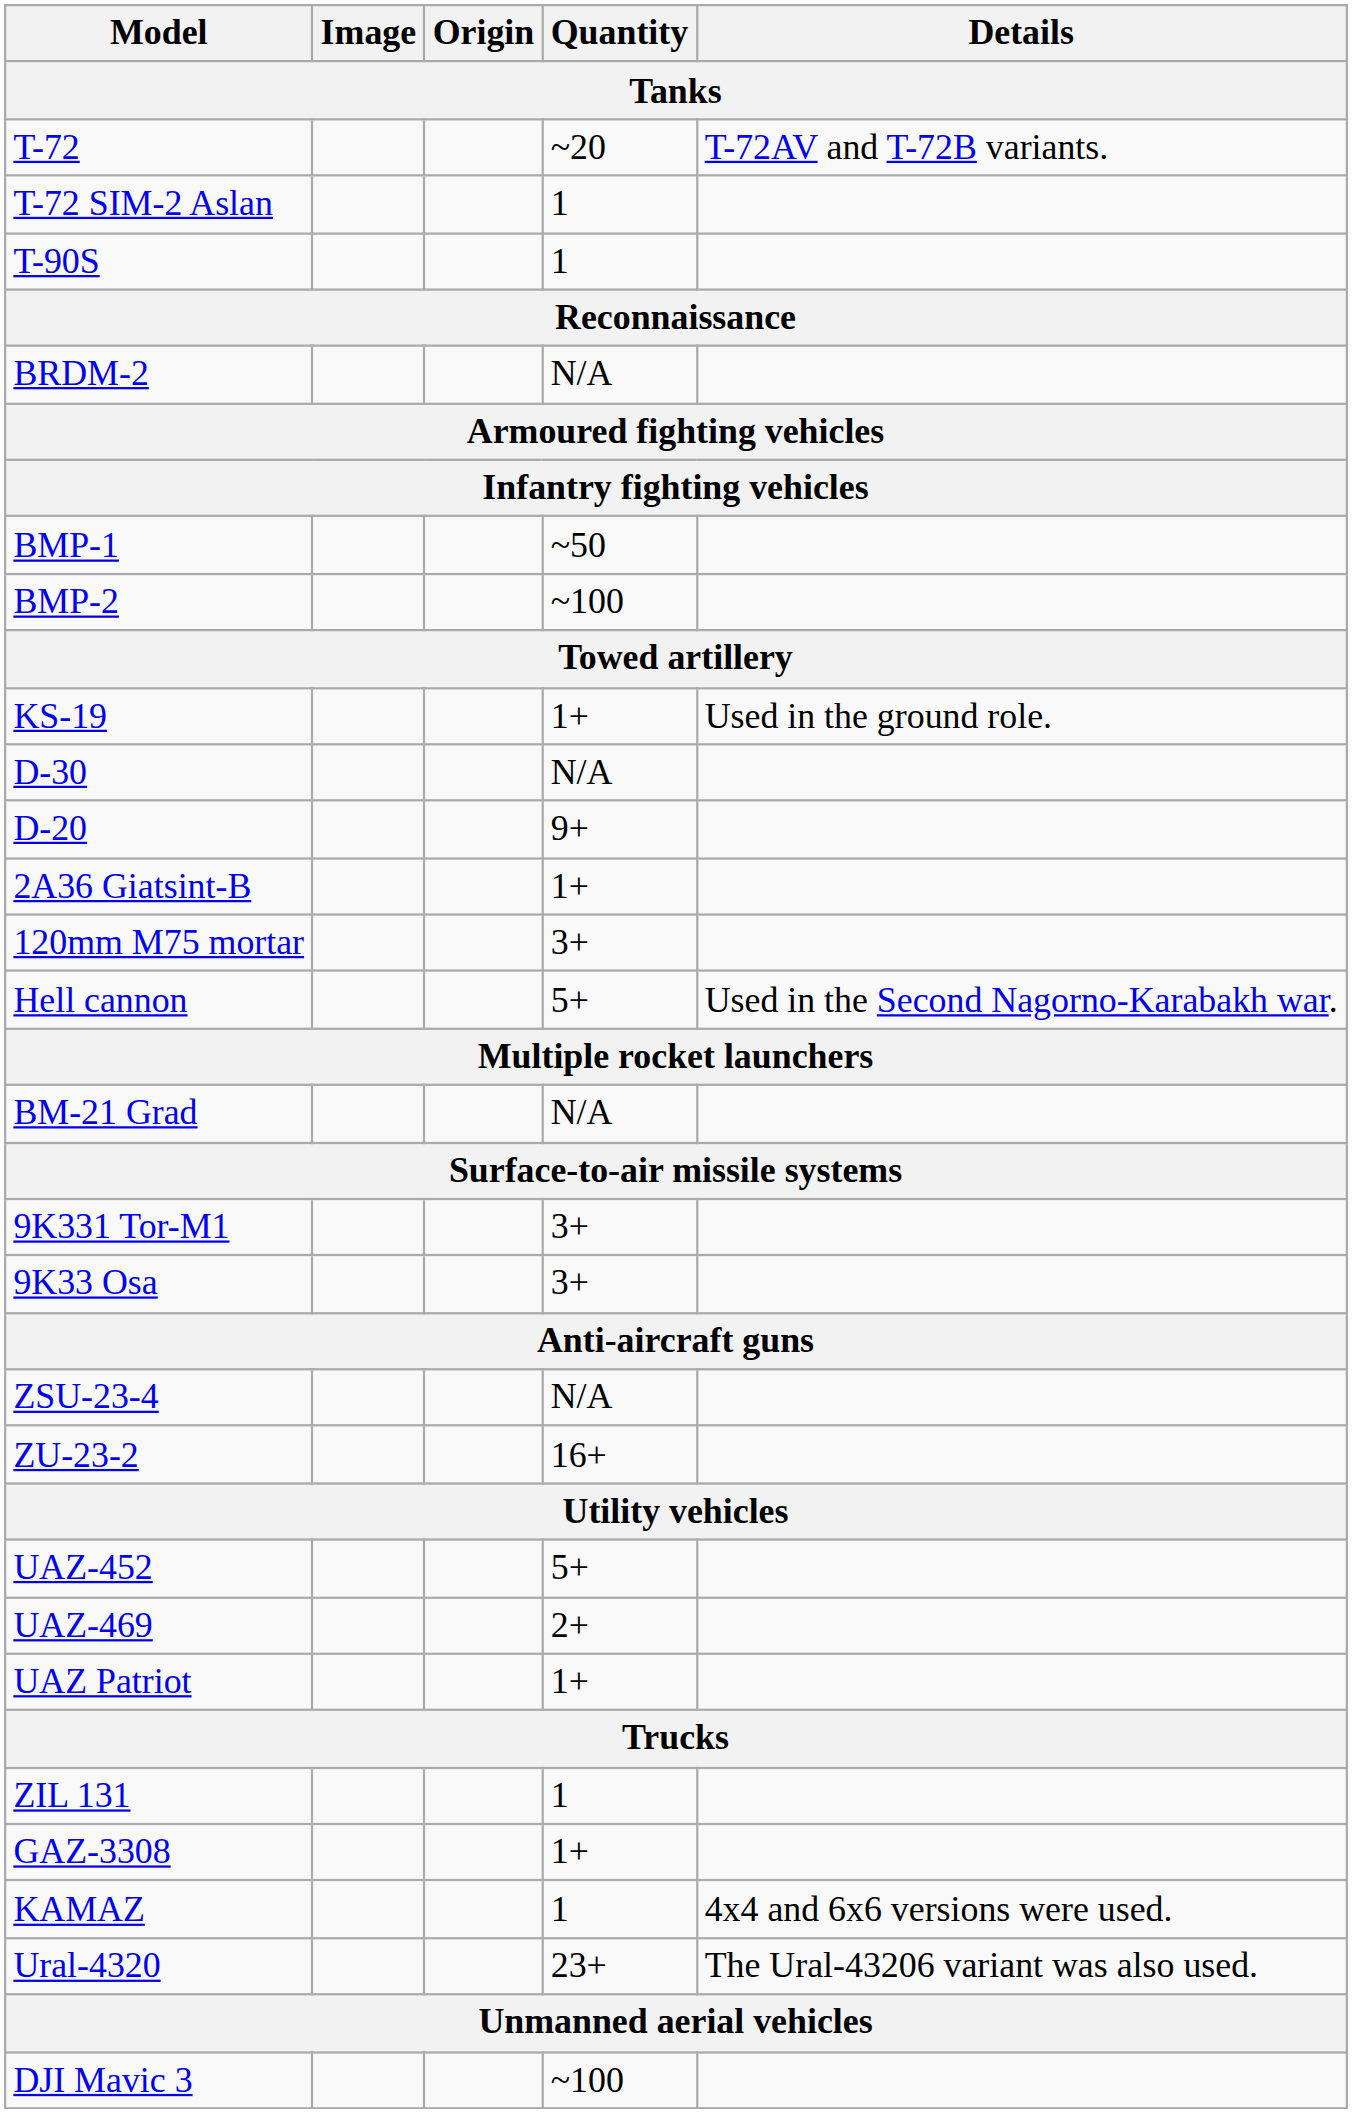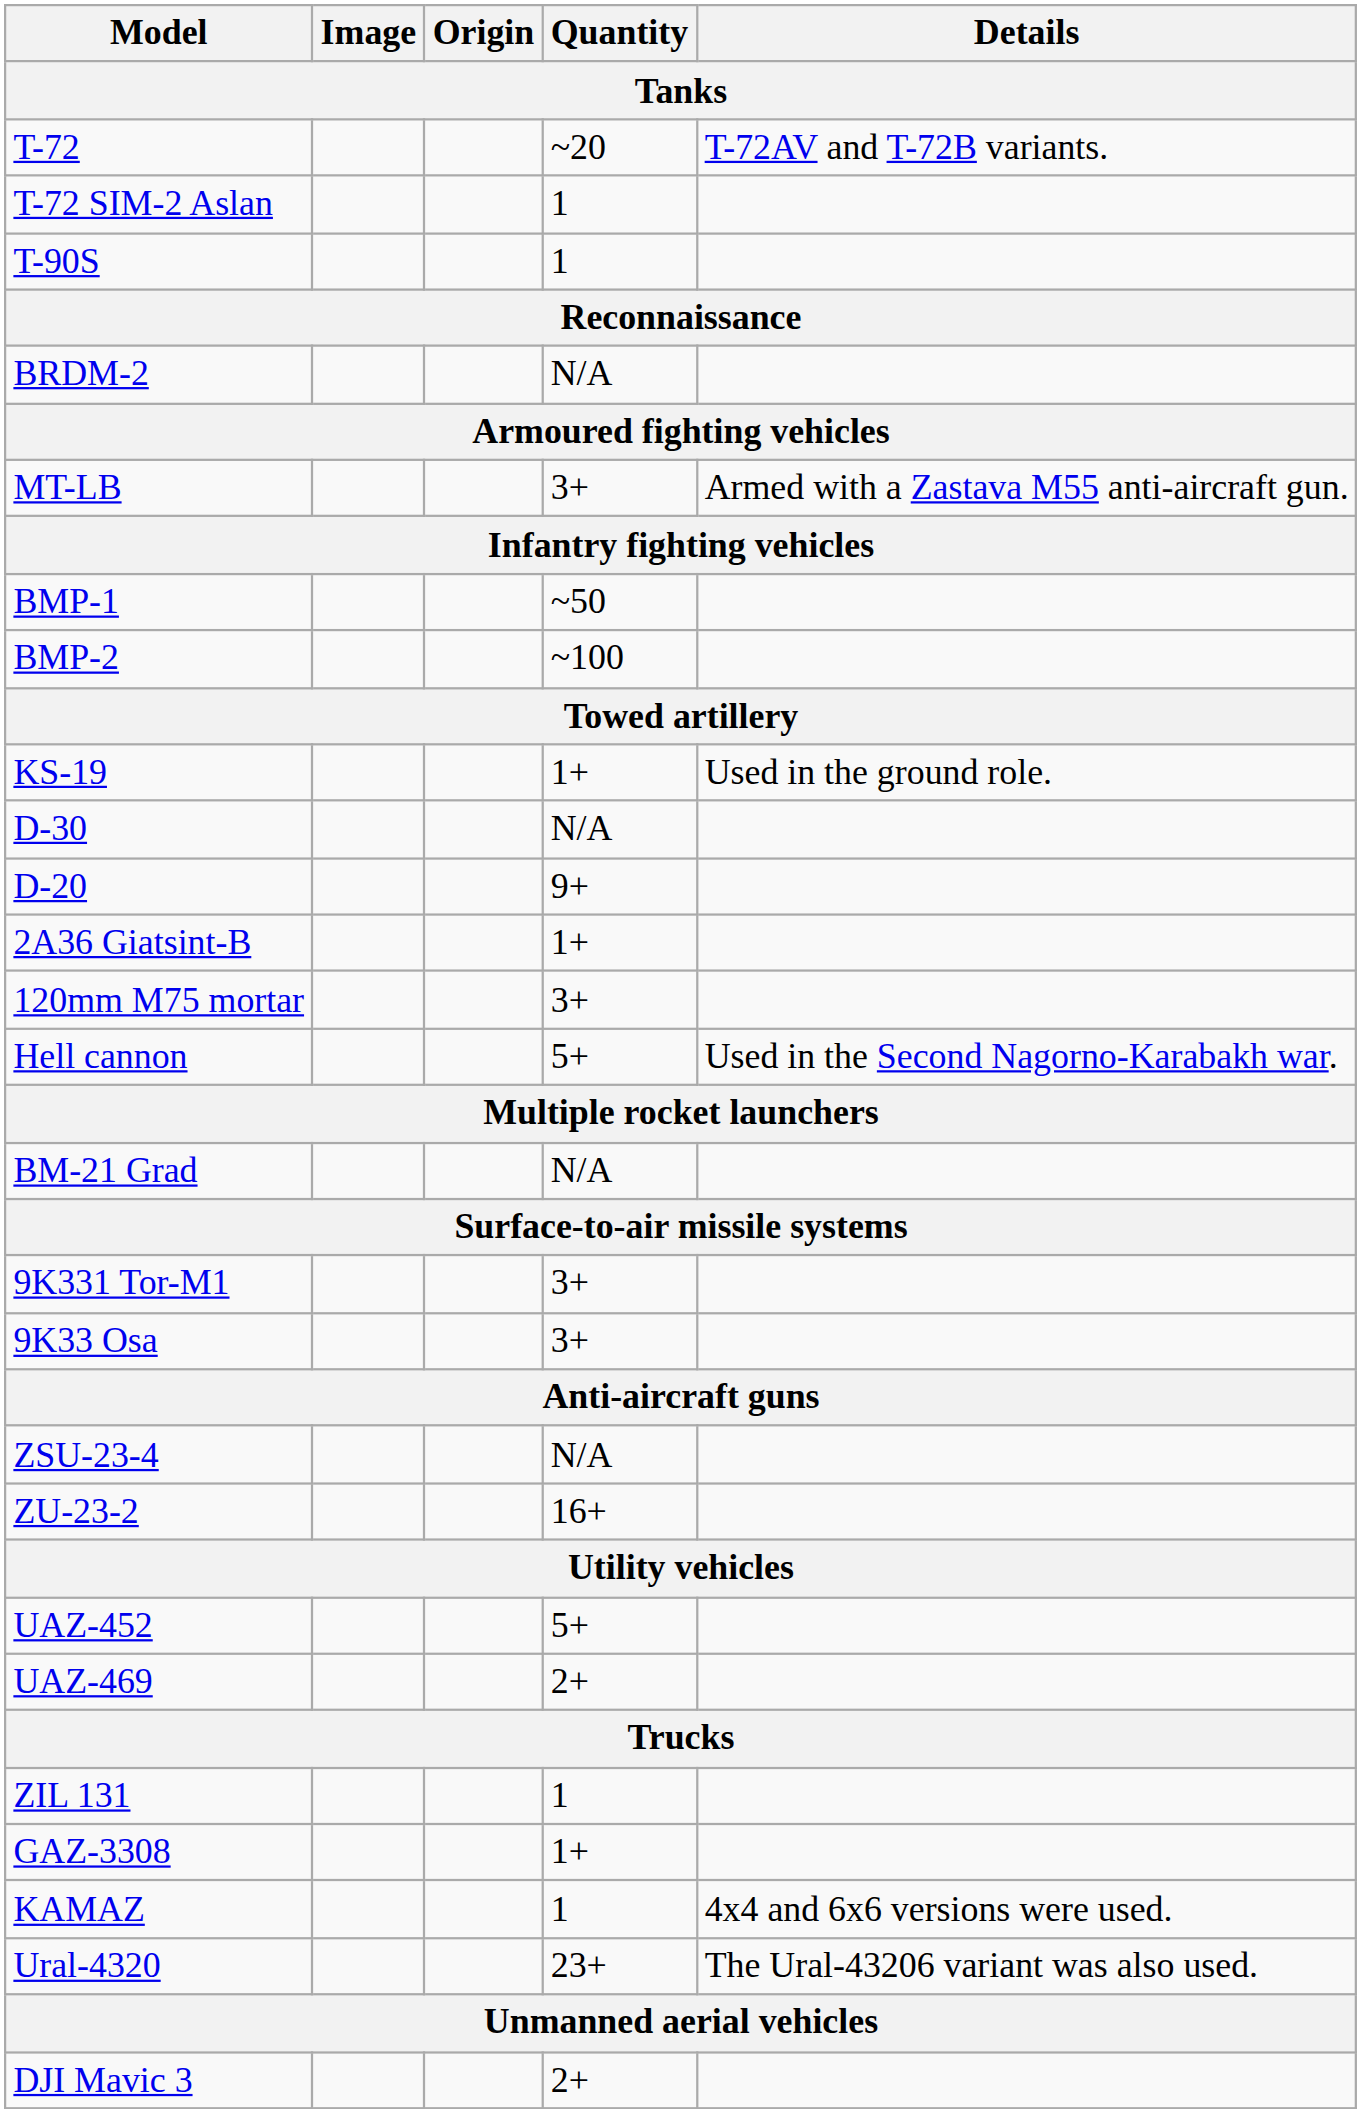+ row: (67, 487)
- row: (102, 1681)
(587, 2079) ~100 -> (570, 2079) 2+
